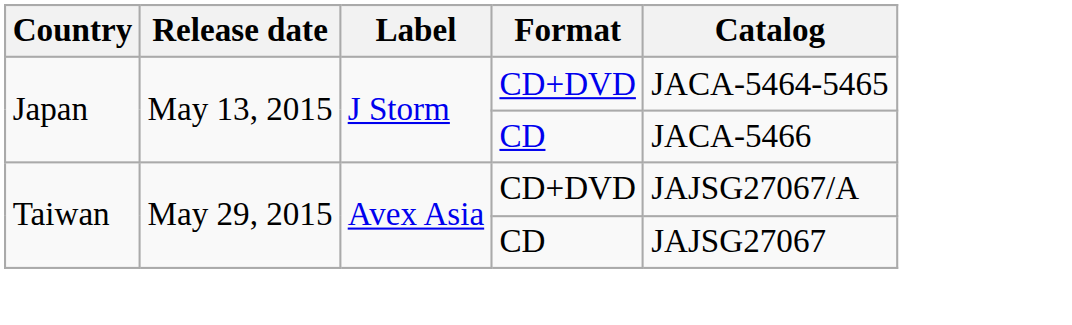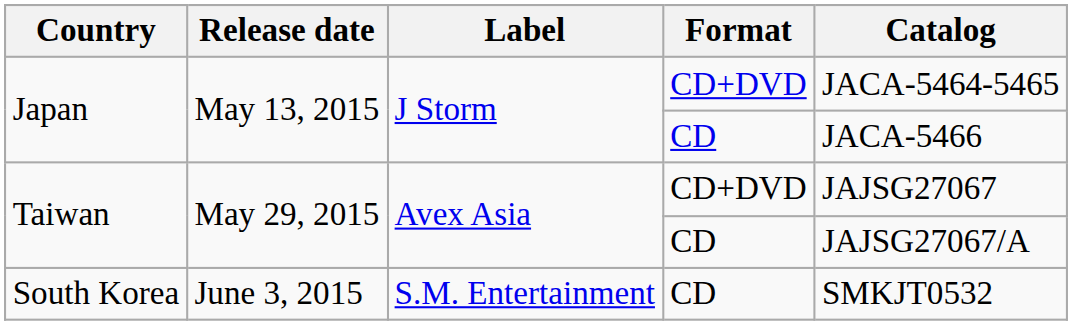(755, 188) JAJSG27067/A -> (909, 188) JAJSG27067
(739, 240) JAJSG27067 -> (926, 240) JAJSG27067/A
+ row: (96, 293)
